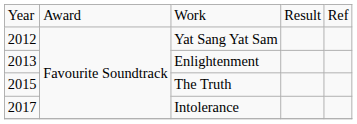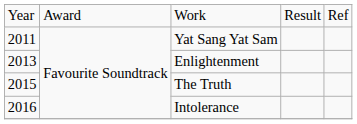(22, 38) 2012 -> (22, 38) 2011
(22, 107) 2017 -> (22, 107) 2016
